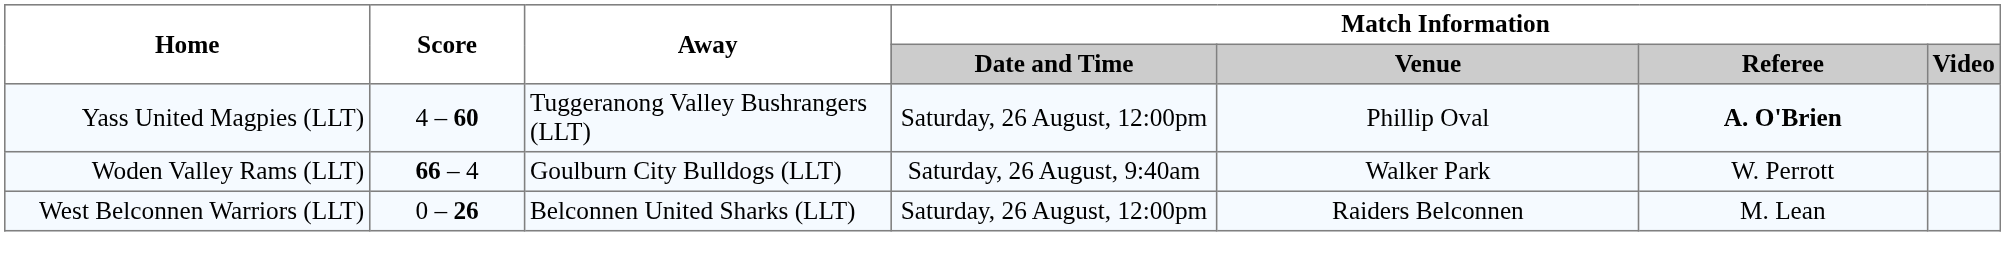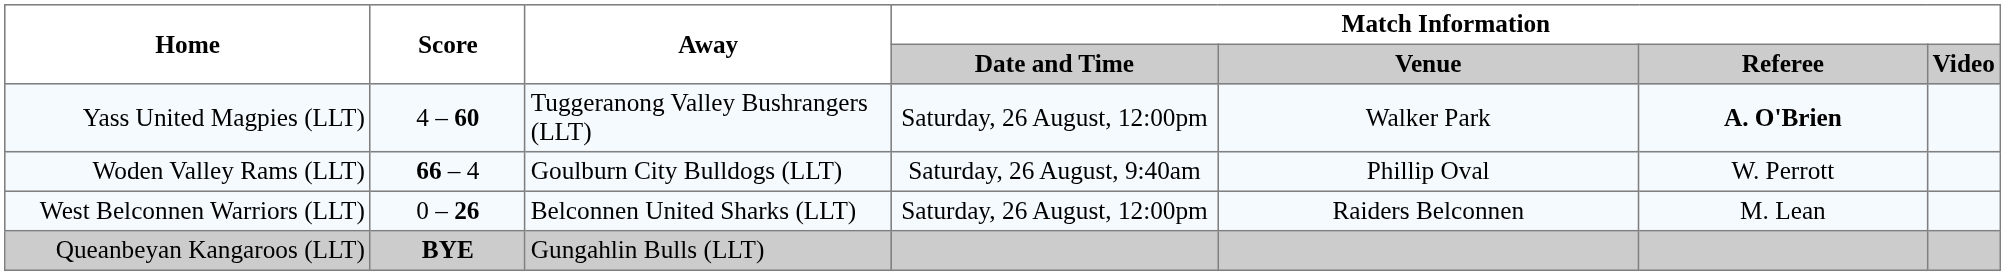(1428, 117) Phillip Oval -> (1428, 117) Walker Park
(1428, 171) Walker Park -> (1428, 171) Phillip Oval
+ row: (210, 250)
